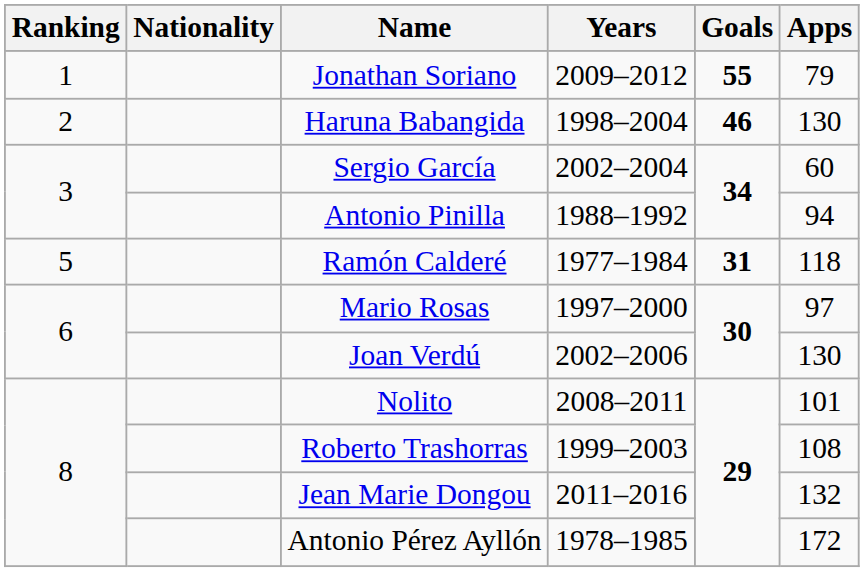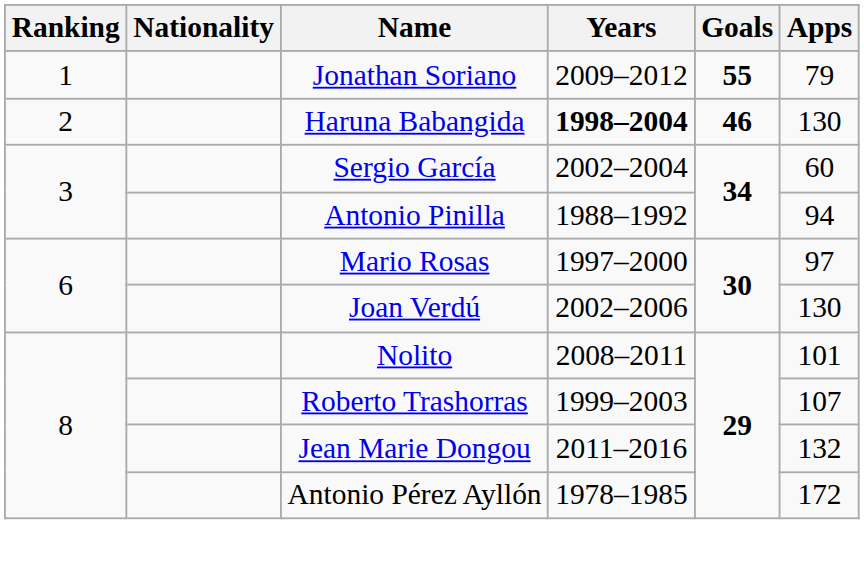(621, 121) normal -> (621, 121) bold
- row: (415, 261)
(819, 448) 108 -> (819, 401) 107
